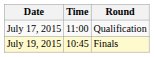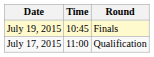rows swapped: (34, 28) <-> (34, 44)
